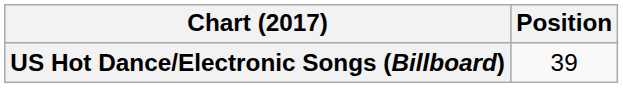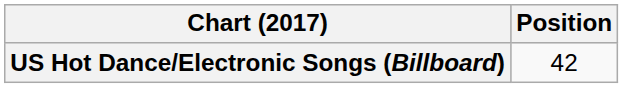(564, 62) 39 -> (564, 62) 42
